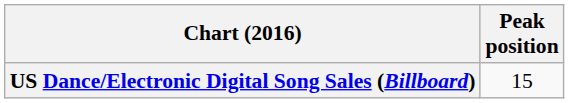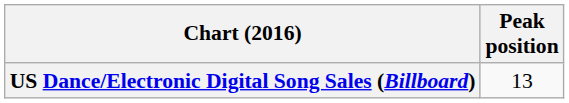(522, 80) 15 -> (522, 80) 13
